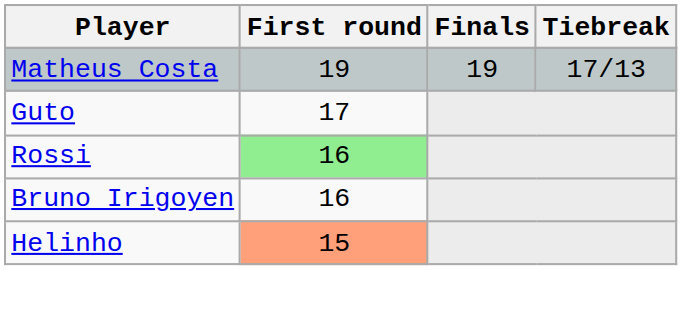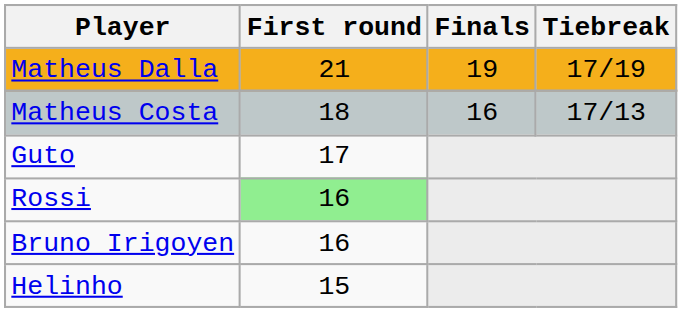+ row: (115, 70)
(334, 70) 19 -> (334, 113) 18
(482, 70) 19 -> (482, 113) 16
(334, 243) lightsalmon background -> (334, 286) no background
